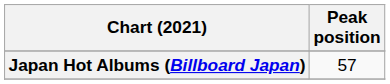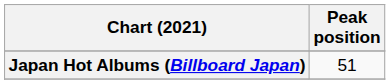(347, 65) 57 -> (347, 65) 51
